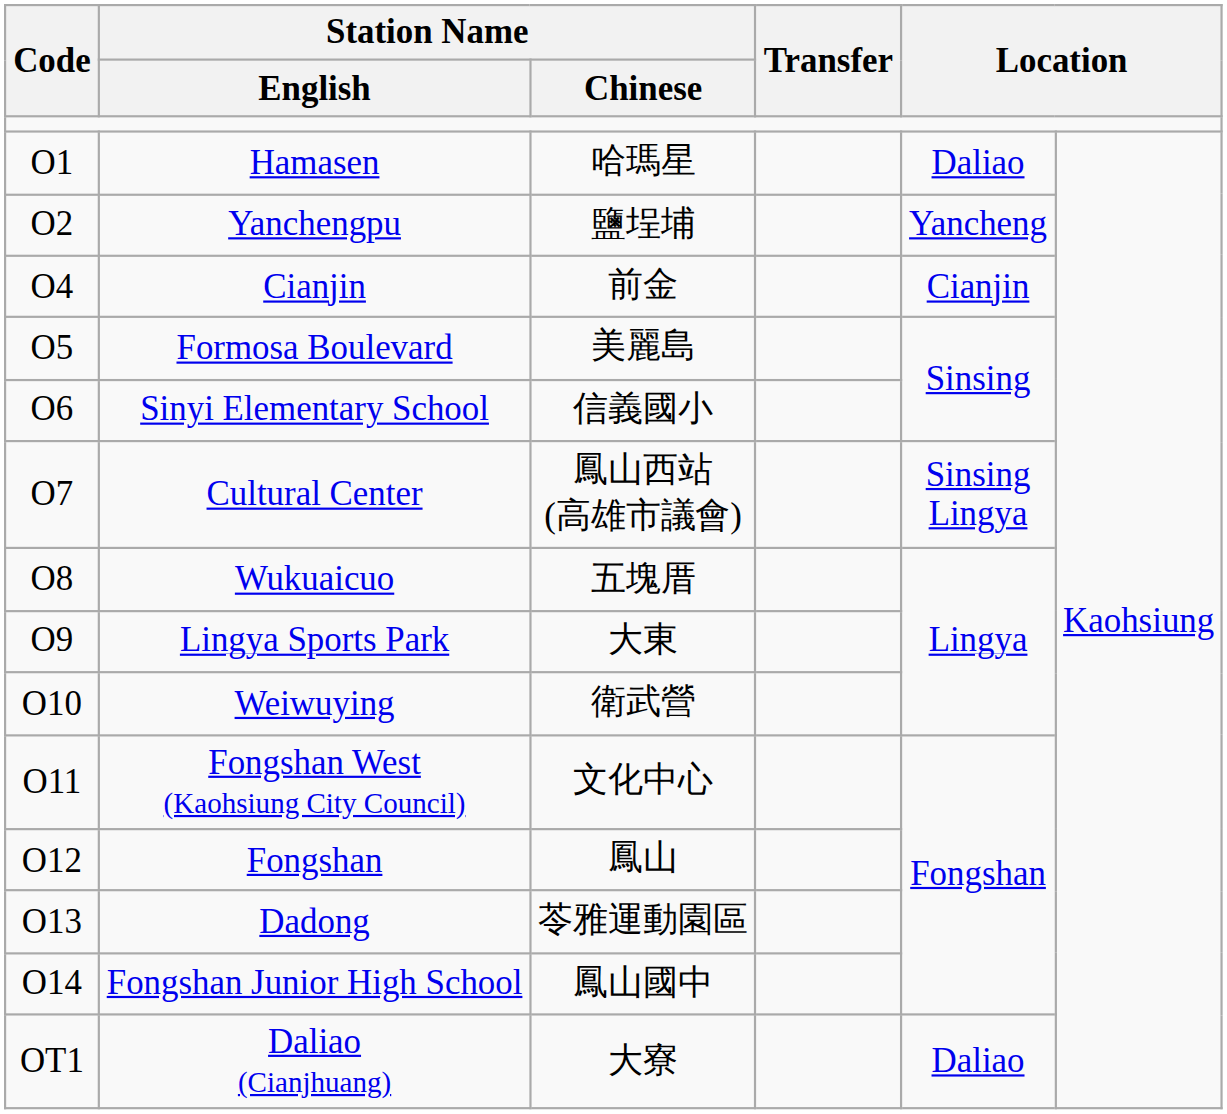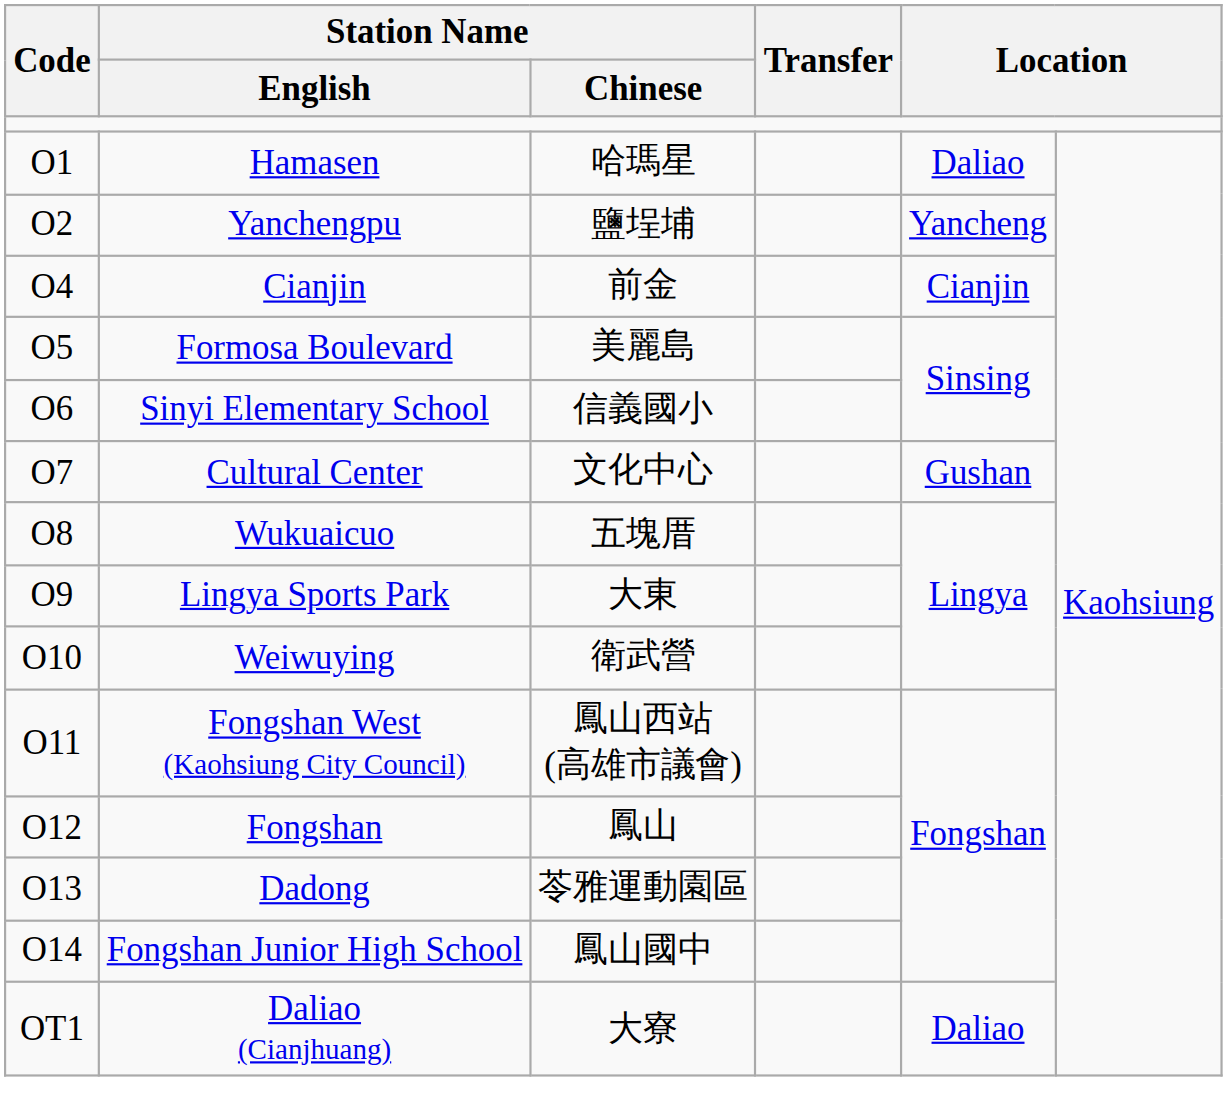(643, 493) 鳳山西站 (高雄市議會) -> (643, 470) 文化中心
(978, 494) Sinsing Lingya -> (978, 471) Gushan
(643, 779) 文化中心 -> (643, 740) 鳳山西站 (高雄市議會)
